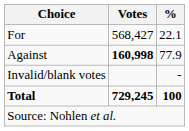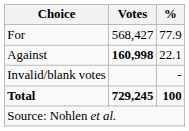(170, 34) 22.1 -> (170, 34) 77.9
(170, 55) 77.9 -> (170, 55) 22.1
